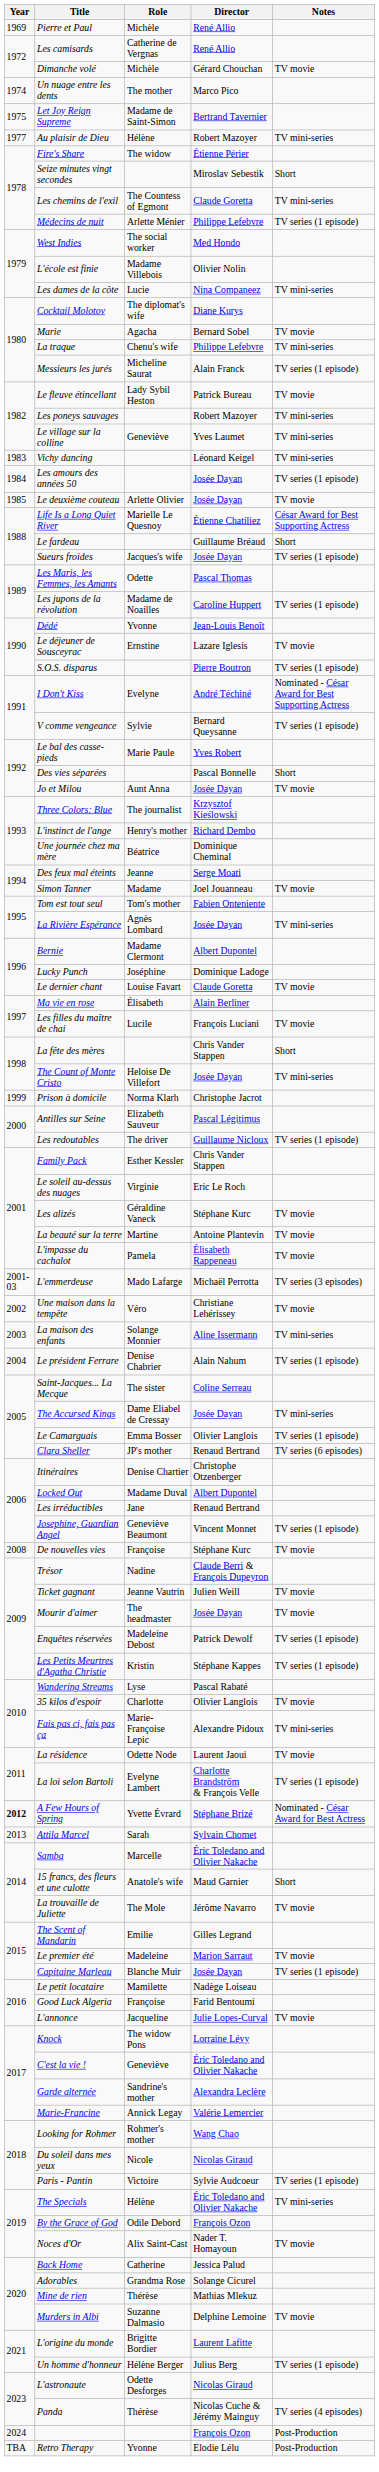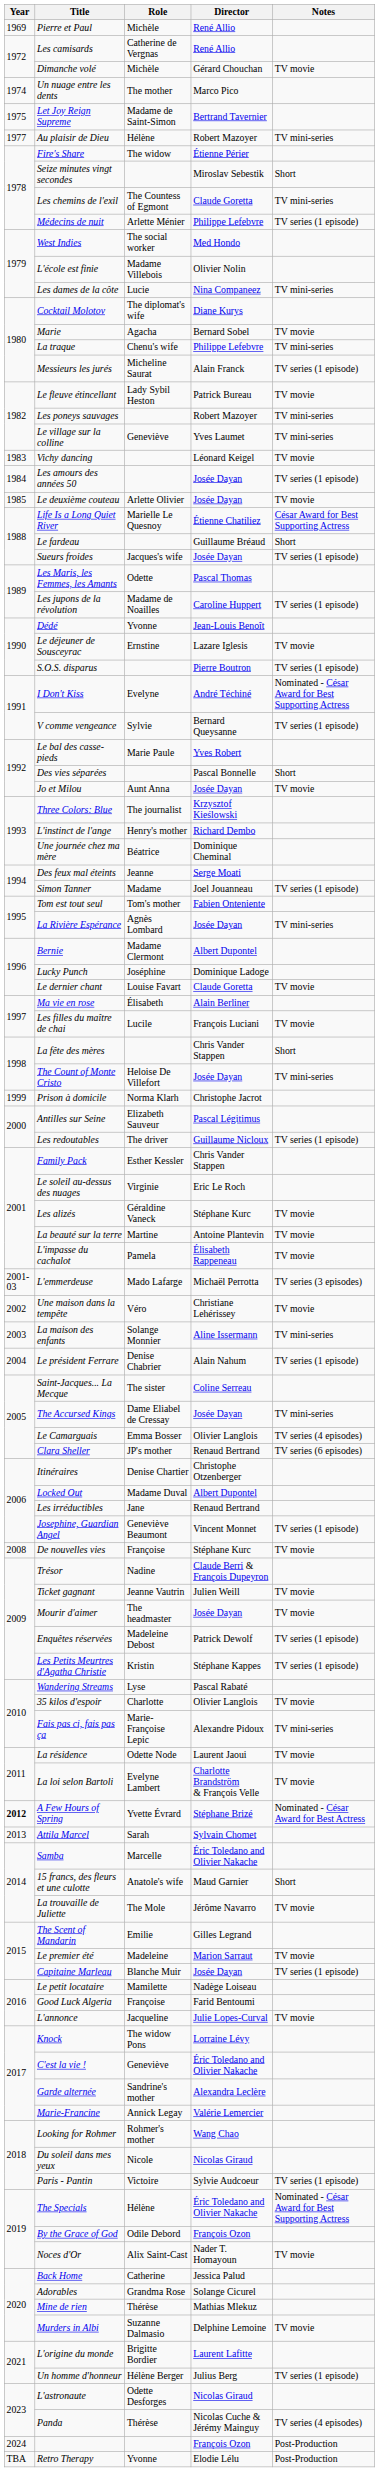(304, 458) TV mini-series -> (295, 458) TV movie
(295, 888) TV movie -> (316, 888) TV series (1 episode)
(316, 1435) TV series (1 episode) -> (318, 1435) TV series (4 episodes)
(316, 1782) TV series (1 episode) -> (295, 1782) TV movie
(304, 2202) TV mini-series -> (312, 2207) Nominated - César Award for Best Supporting Actress
